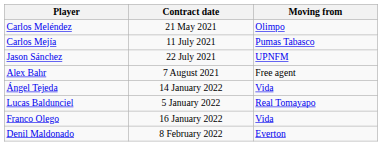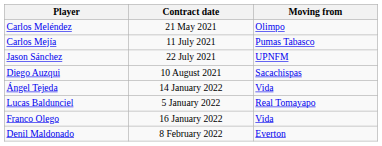- row: (26, 73)
+ row: (33, 73)
